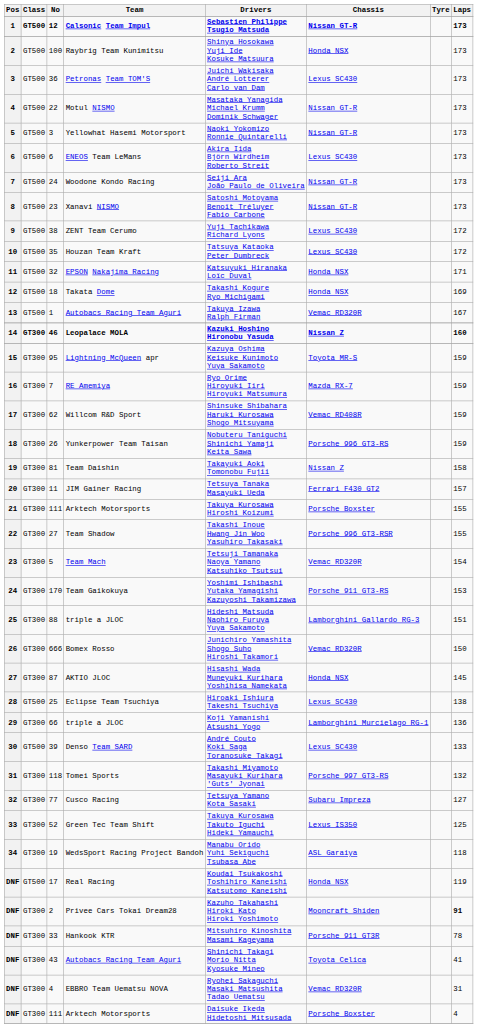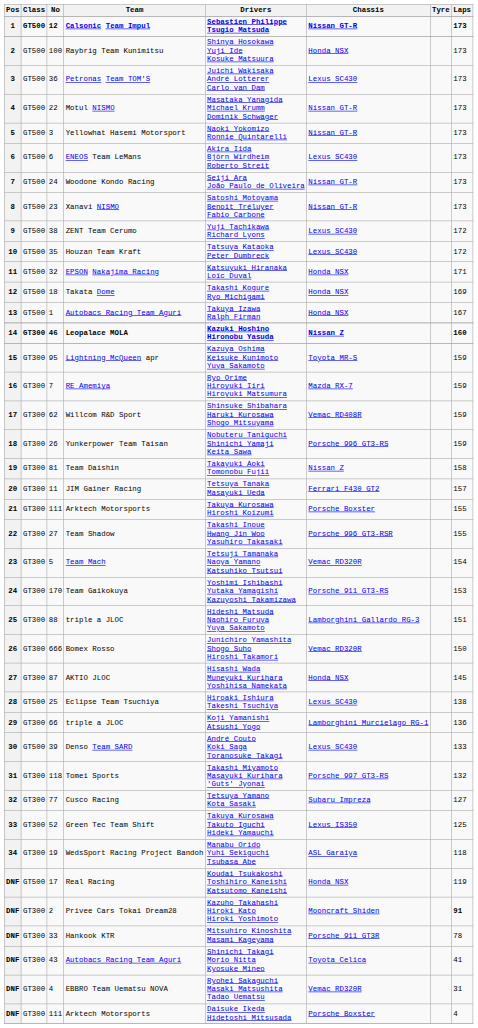(335, 313) Vemac RD320R -> (328, 313) Honda NSX
